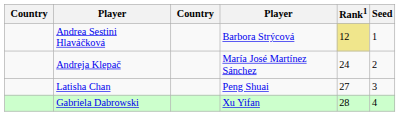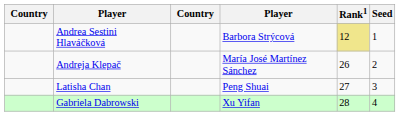(344, 65) 24 -> (344, 65) 26
